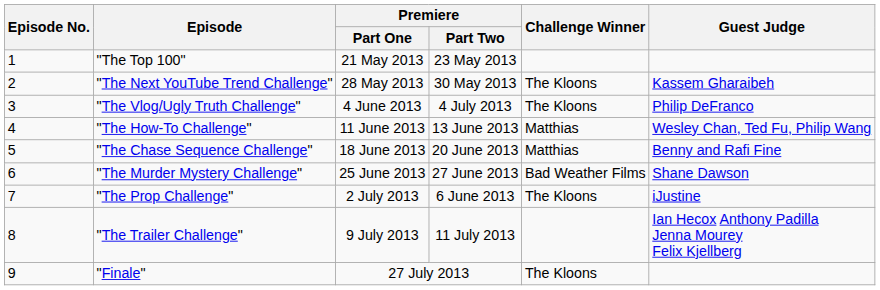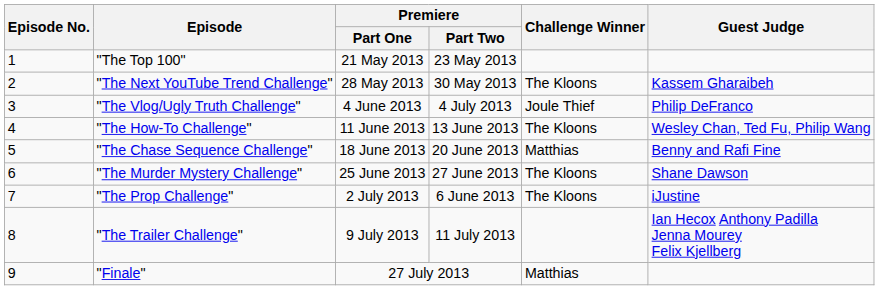(561, 106) The Kloons -> (560, 106) Joule Thief
(552, 128) Matthias -> (561, 128) The Kloons
(585, 173) Bad Weather Films -> (561, 173) The Kloons
(561, 273) The Kloons -> (552, 273) Matthias
